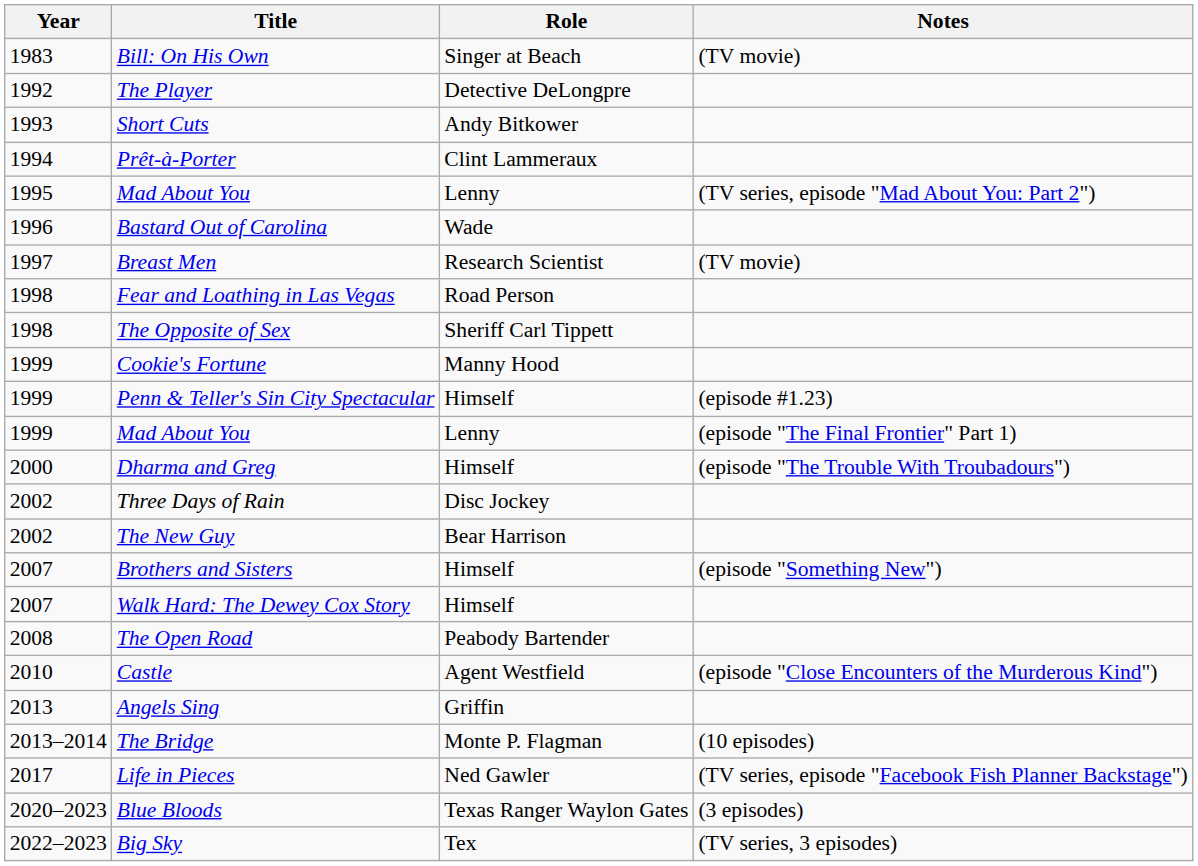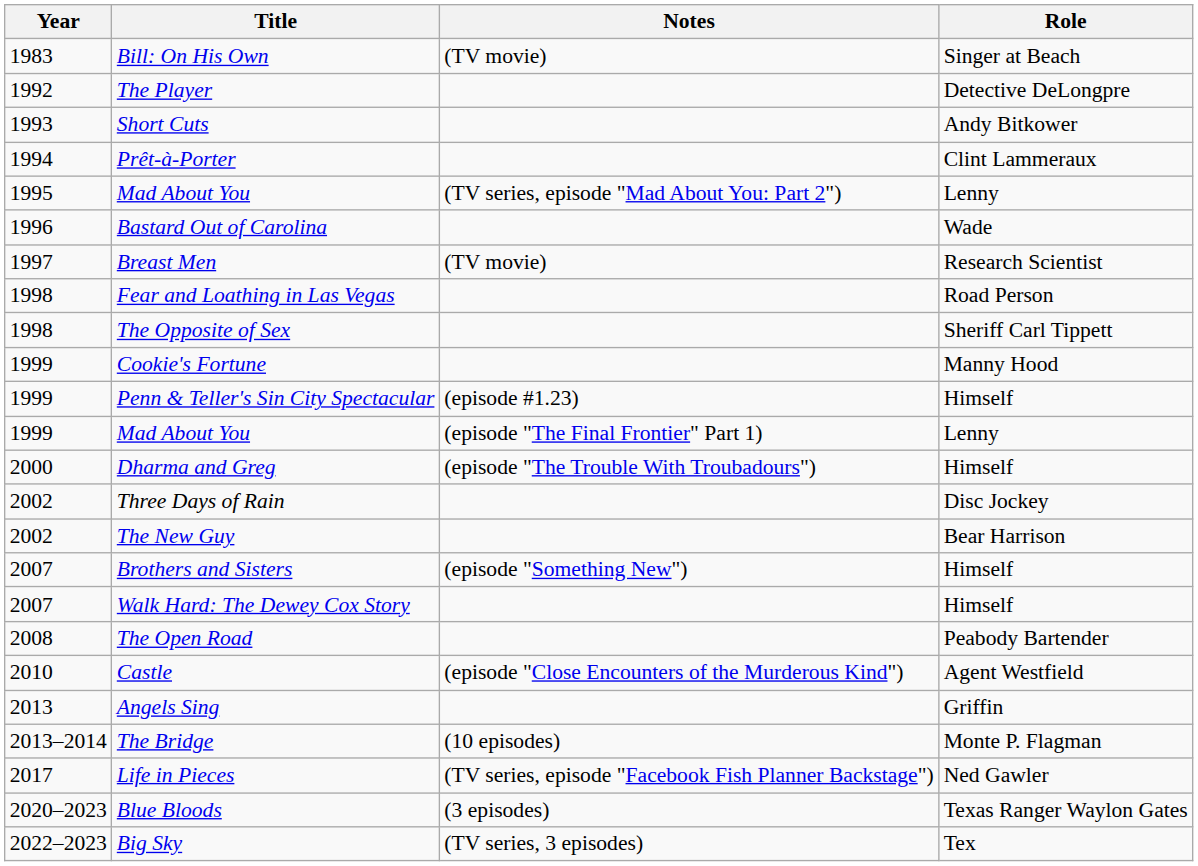columns swapped: (566, 21) <-> (943, 21)
